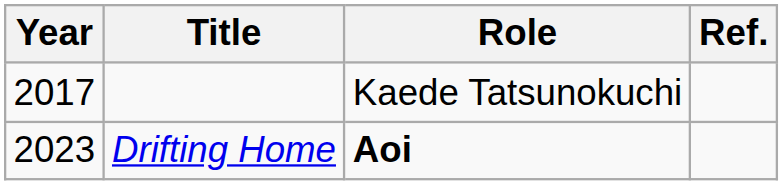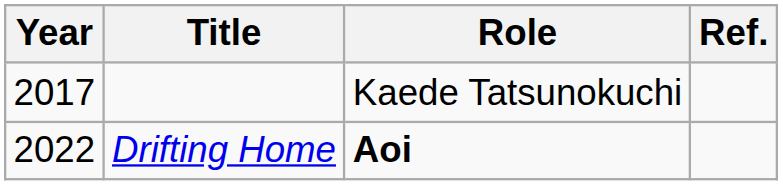(54, 149) 2023 -> (54, 149) 2022
